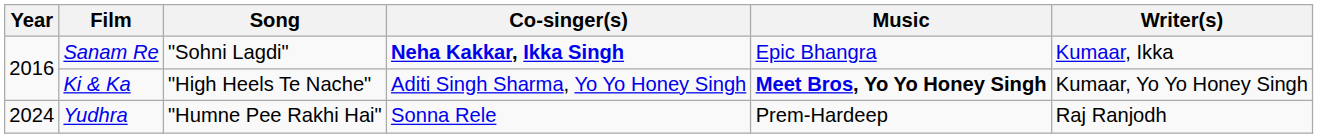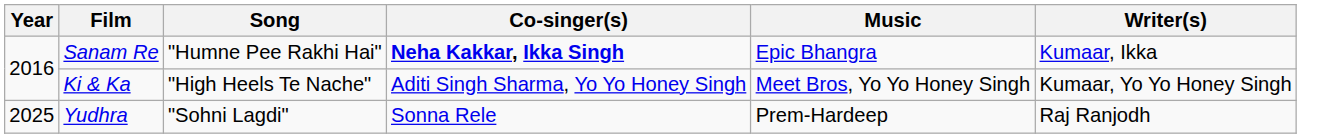(228, 52) "Sohni Lagdi" -> (275, 52) "Humne Pee Rakhi Hai"
(901, 84) bold -> (893, 84) normal
(32, 116) 2024 -> (32, 116) 2025
(275, 116) "Humne Pee Rakhi Hai" -> (228, 116) "Sohni Lagdi"
